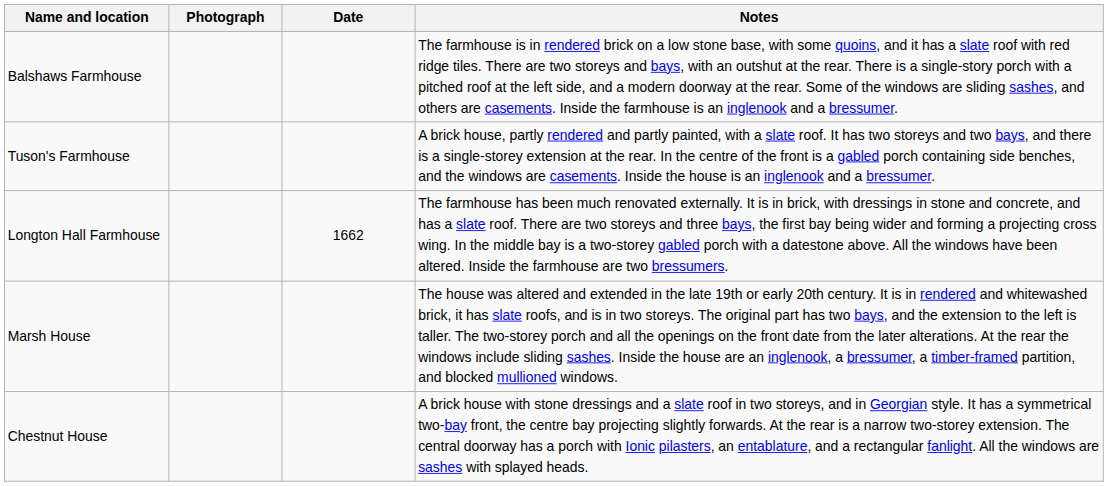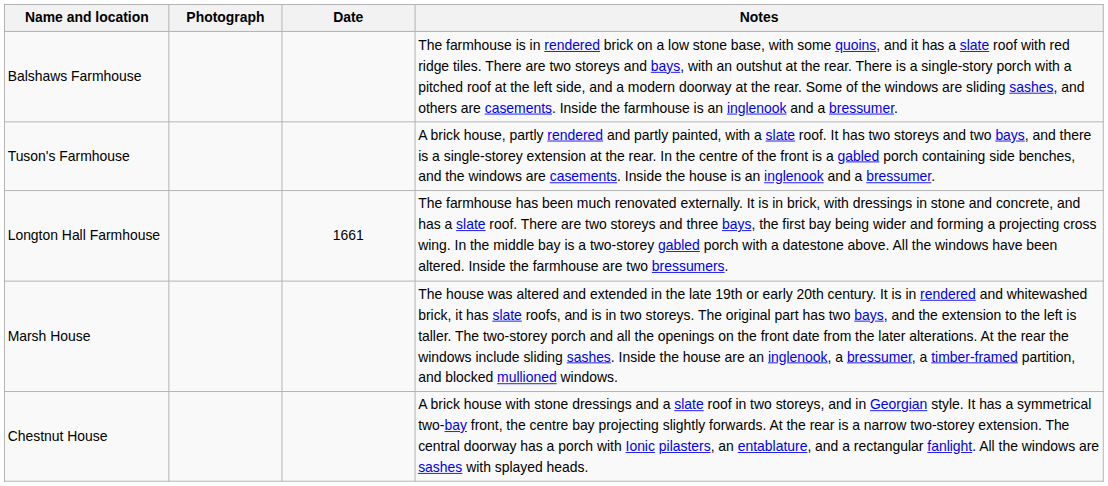(348, 235) 1662 -> (348, 235) 1661
